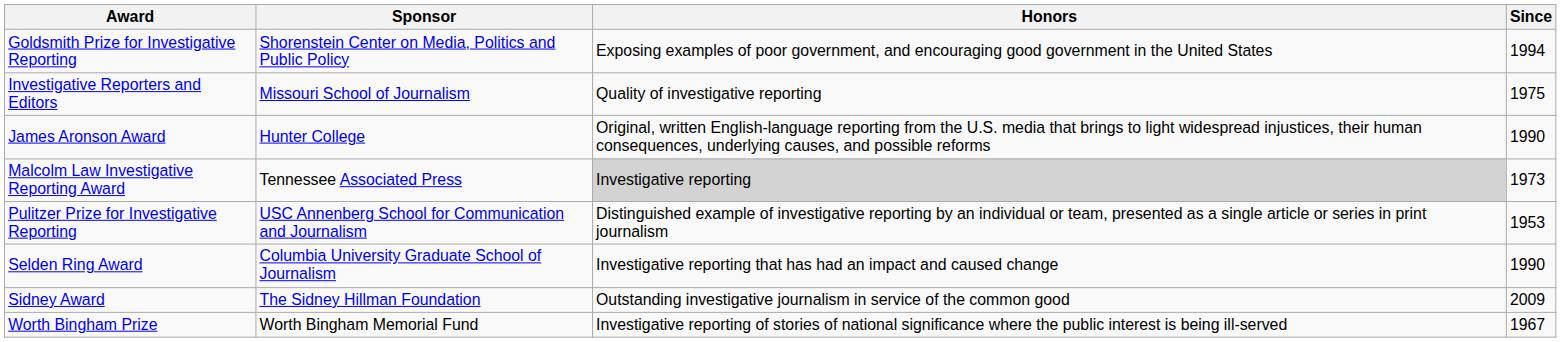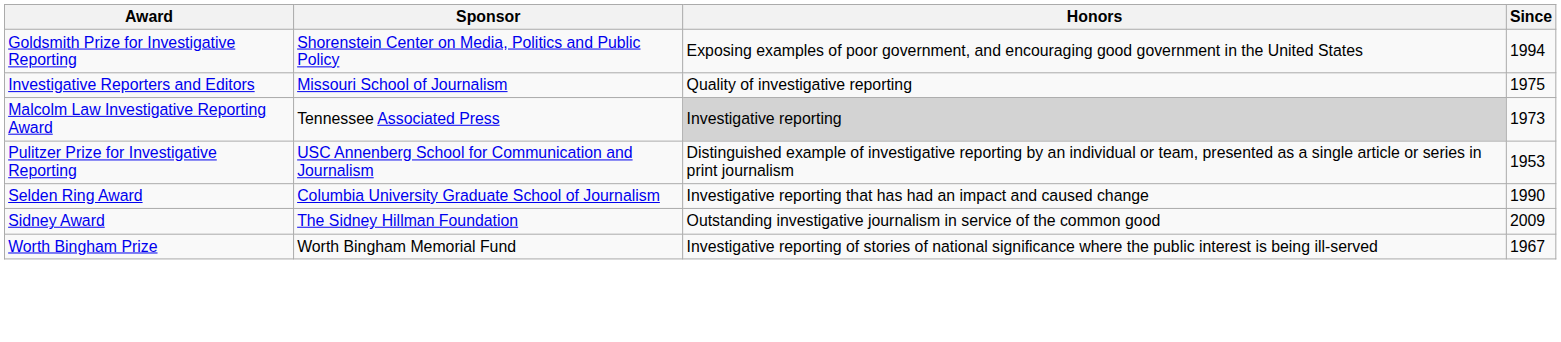- row: (87, 136)
